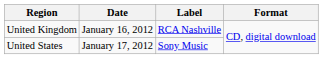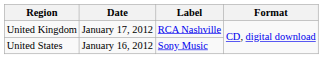(117, 29) January 16, 2012 -> (117, 29) January 17, 2012
(117, 45) January 17, 2012 -> (117, 45) January 16, 2012
